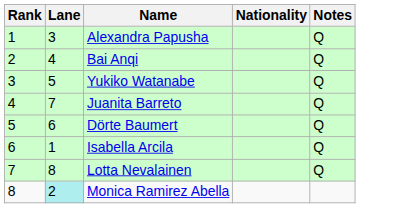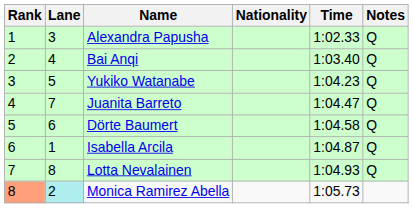+ column: (337, 15)
(12, 192) no background -> (12, 192) lightsalmon background
